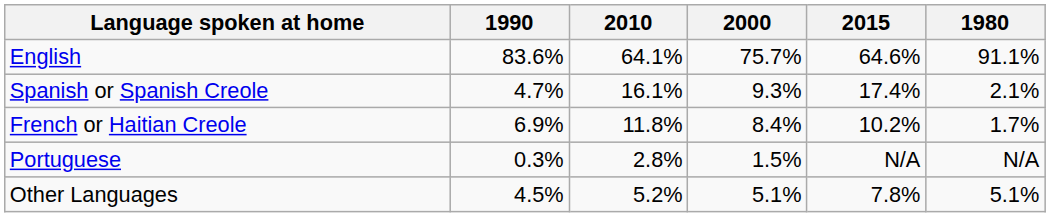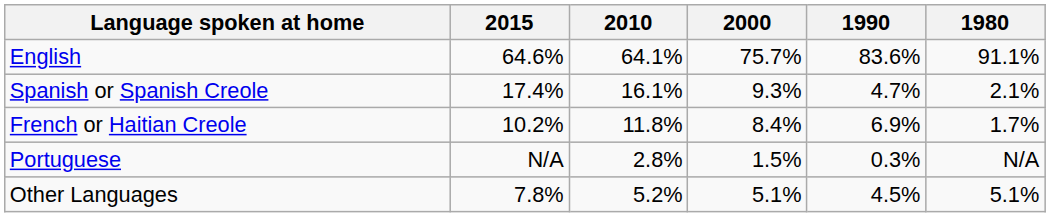columns swapped: (866, 22) <-> (509, 22)
